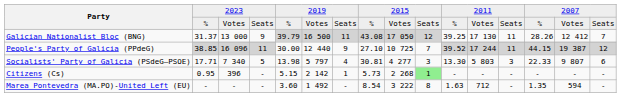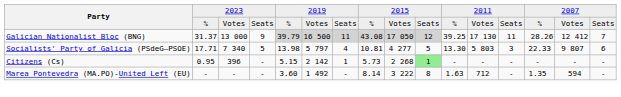- row: (80, 48)
(372, 61) 30.81 -> (372, 48) 10.81
(428, 61) 3 -> (428, 48) 5
(372, 86) 8.54 -> (372, 73) 8.14
